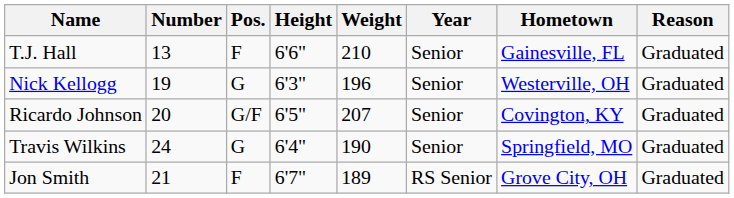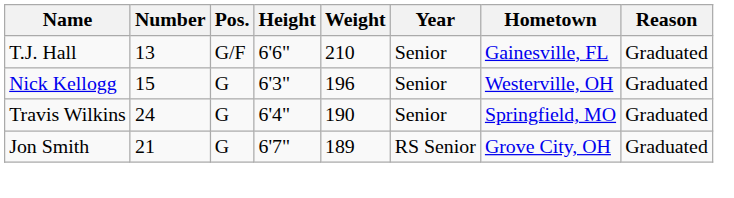(236, 51) F -> (230, 51) G/F
(161, 83) 19 -> (145, 83) 15
- row: (76, 114)
(236, 177) F -> (222, 146) G
